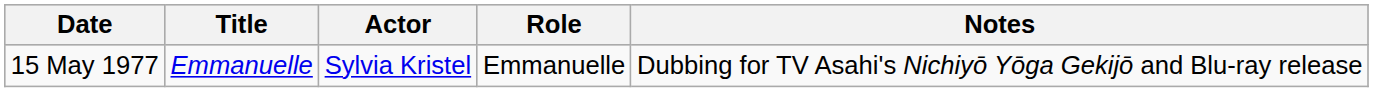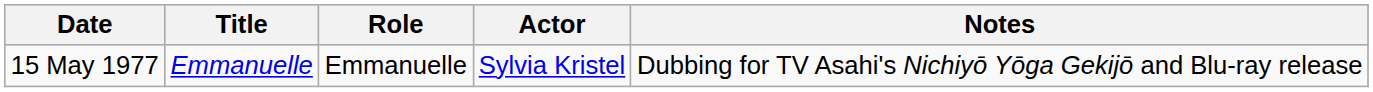columns swapped: (554, 24) <-> (398, 24)
